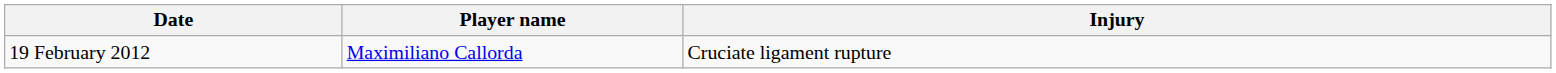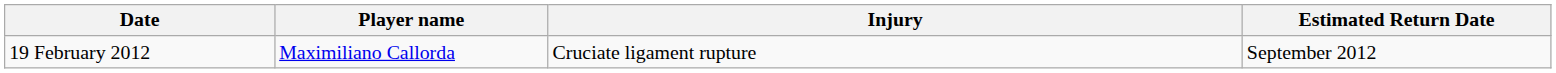+ column: (1397, 20)
